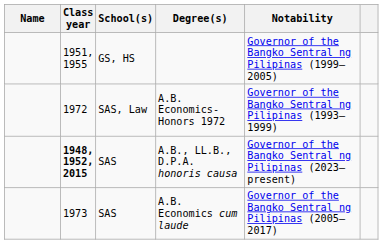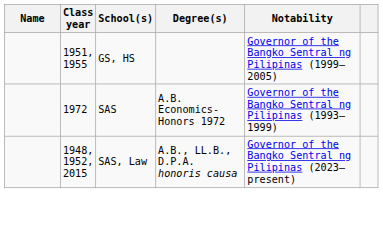(123, 110) SAS, Law -> (107, 110) SAS
(78, 162) bold -> (78, 162) normal
(107, 162) SAS -> (123, 162) SAS, Law
- row: (198, 213)
